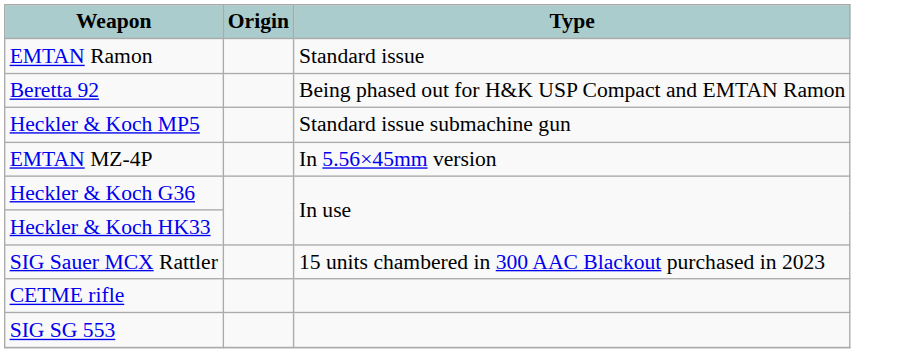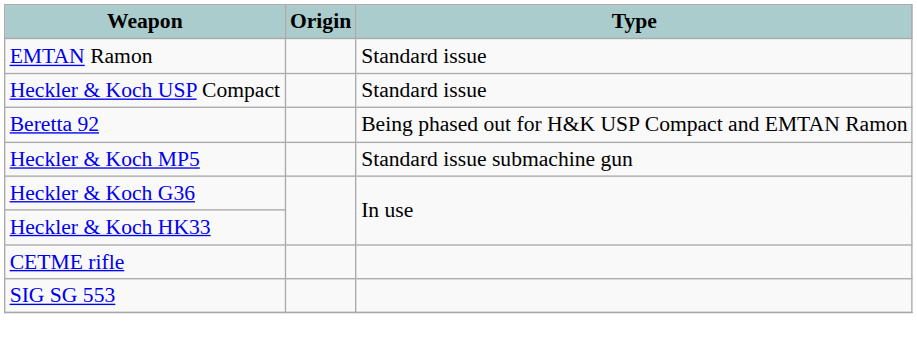+ row: (145, 90)
- row: (81, 158)
- row: (114, 261)
